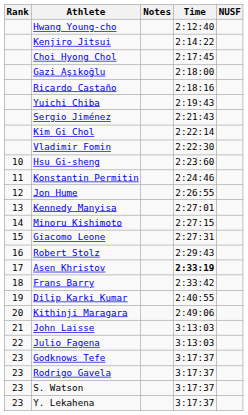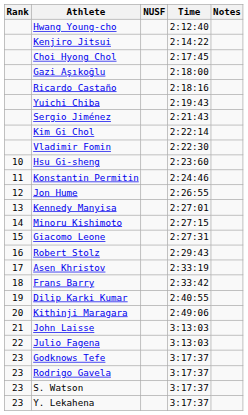columns swapped: (230, 12) <-> (157, 12)
(195, 268) bold -> (189, 268) normal
